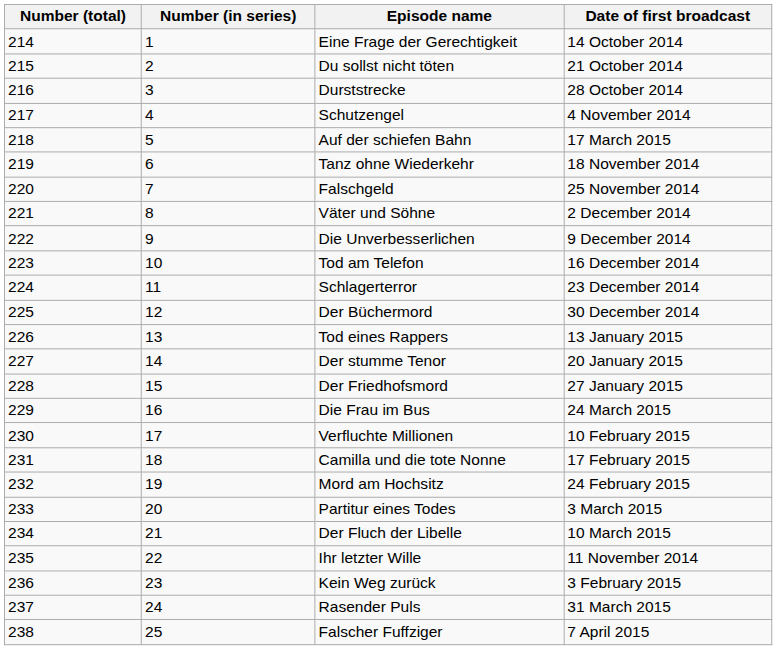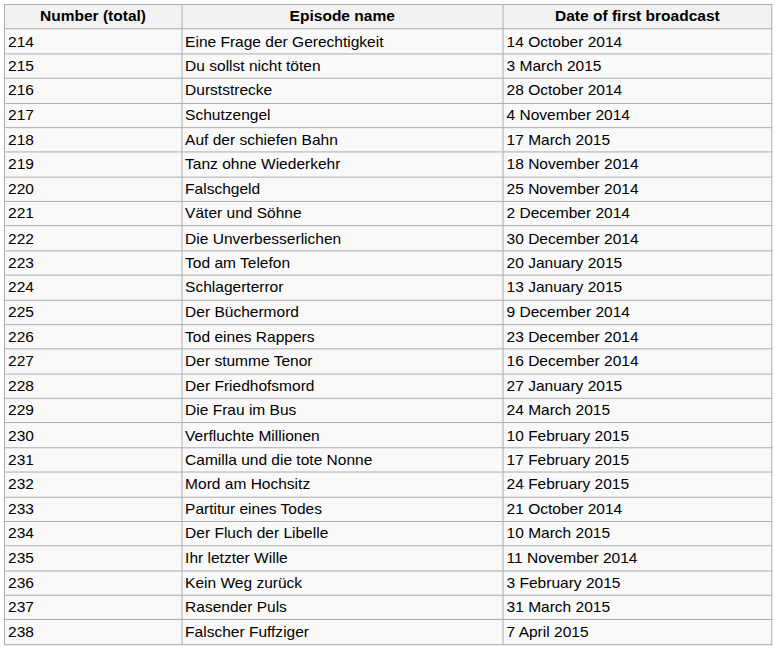- column: (228, 16)
(625, 66) 21 October 2014 -> (554, 66) 3 March 2015
(629, 238) 9 December 2014 -> (573, 238) 30 December 2014
(633, 262) 16 December 2014 -> (564, 262) 20 January 2015
(633, 287) 23 December 2014 -> (564, 287) 13 January 2015
(633, 312) 30 December 2014 -> (568, 312) 9 December 2014
(625, 336) 13 January 2015 -> (573, 336) 23 December 2014
(625, 361) 20 January 2015 -> (573, 361) 16 December 2014
(615, 509) 3 March 2015 -> (564, 509) 21 October 2014
